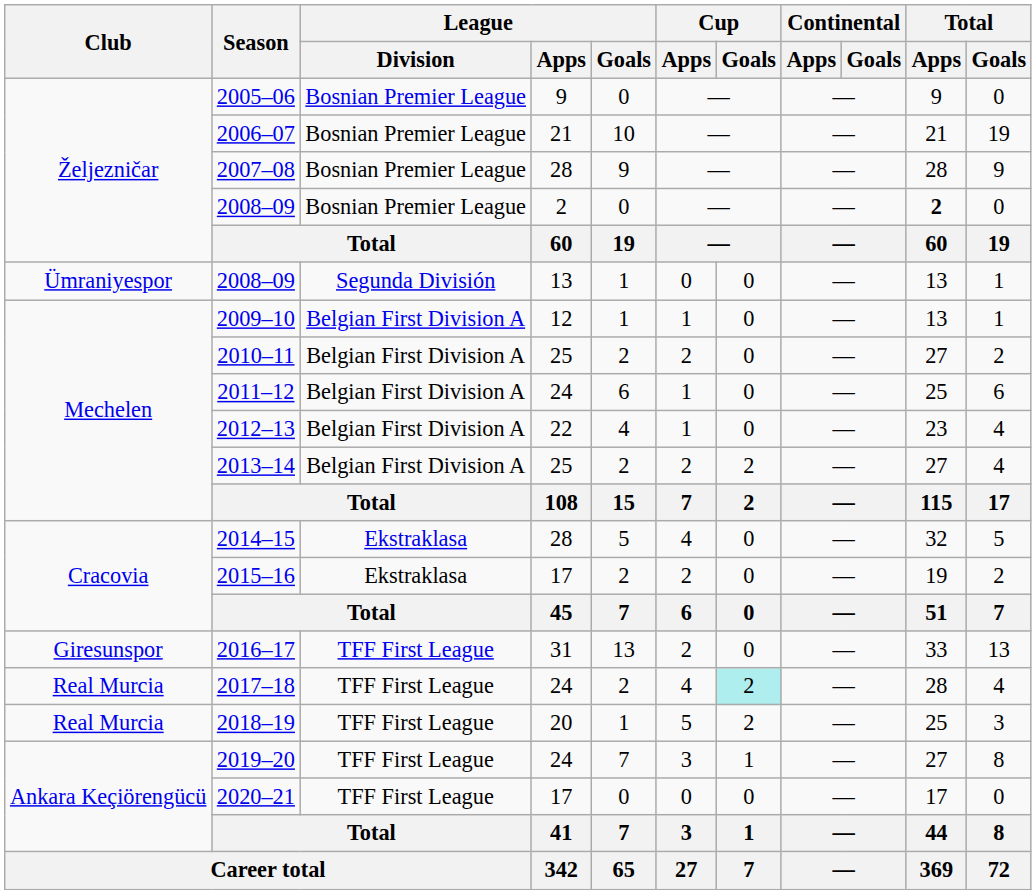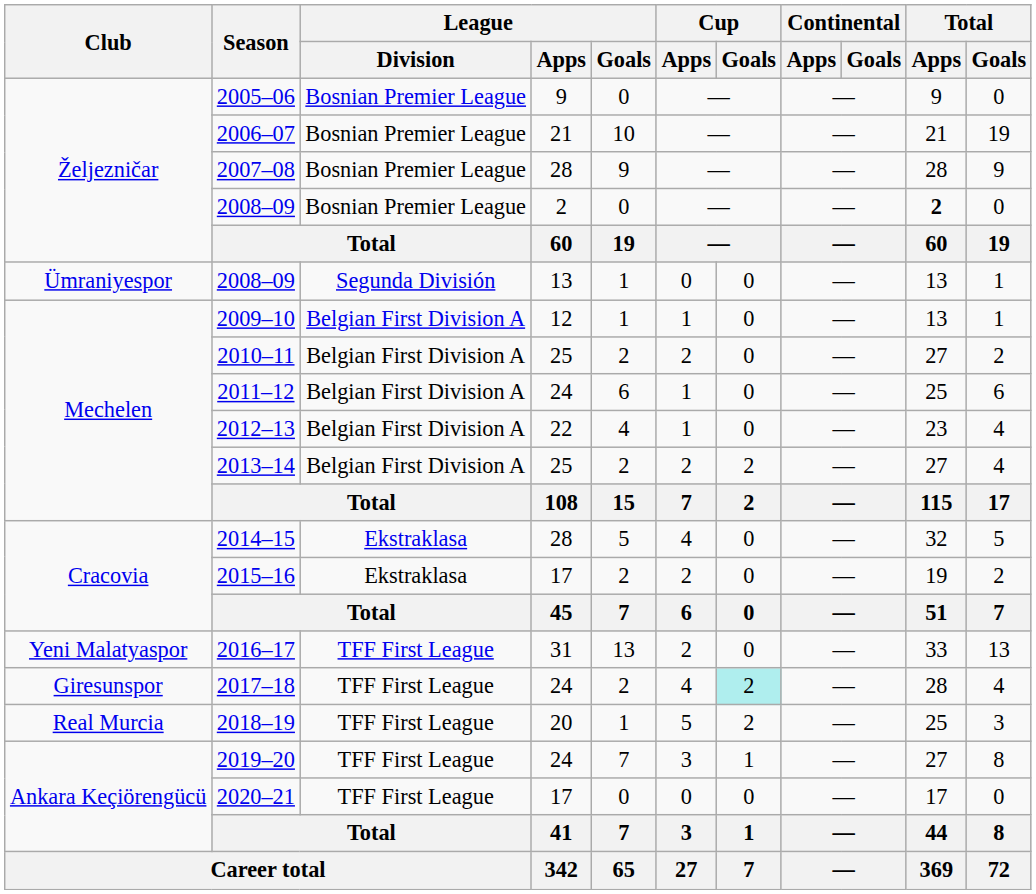(108, 649) Giresunspor -> (108, 649) Yeni Malatyaspor
(108, 686) Real Murcia -> (108, 686) Giresunspor
